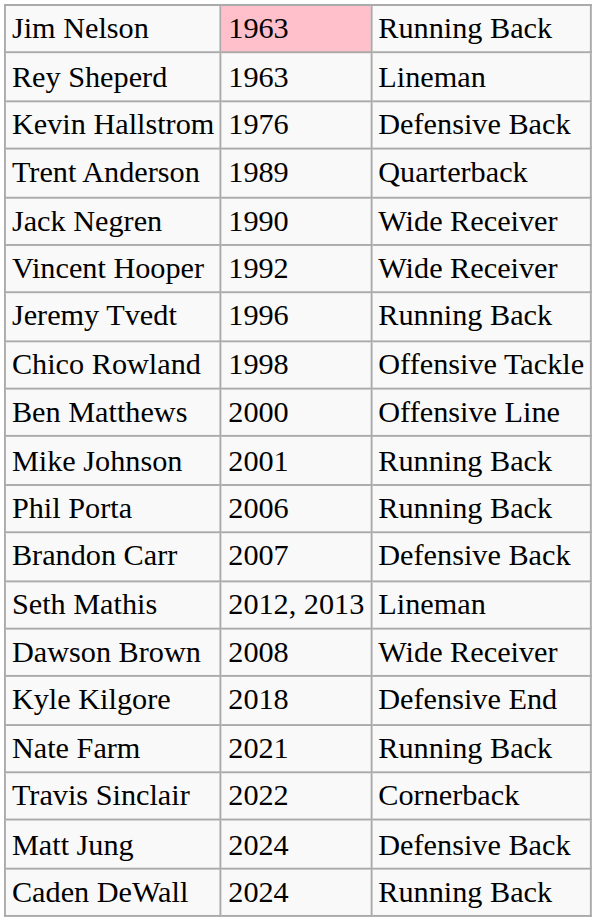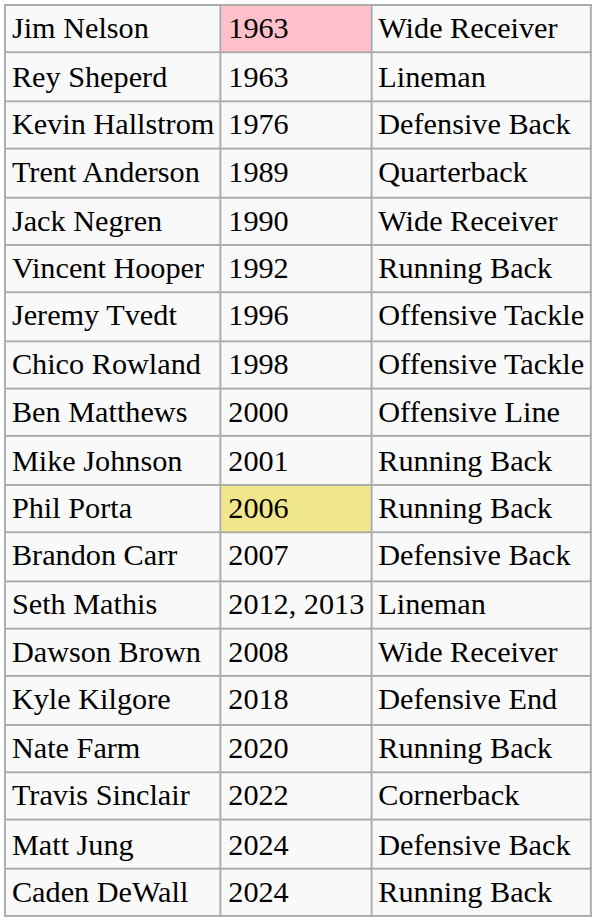(465, 28) Running Back -> (468, 28) Wide Receiver
(468, 268) Wide Receiver -> (465, 268) Running Back
(465, 316) Running Back -> (481, 316) Offensive Tackle
(259, 508) no background -> (259, 508) khaki background
(259, 747) 2021 -> (259, 747) 2020
